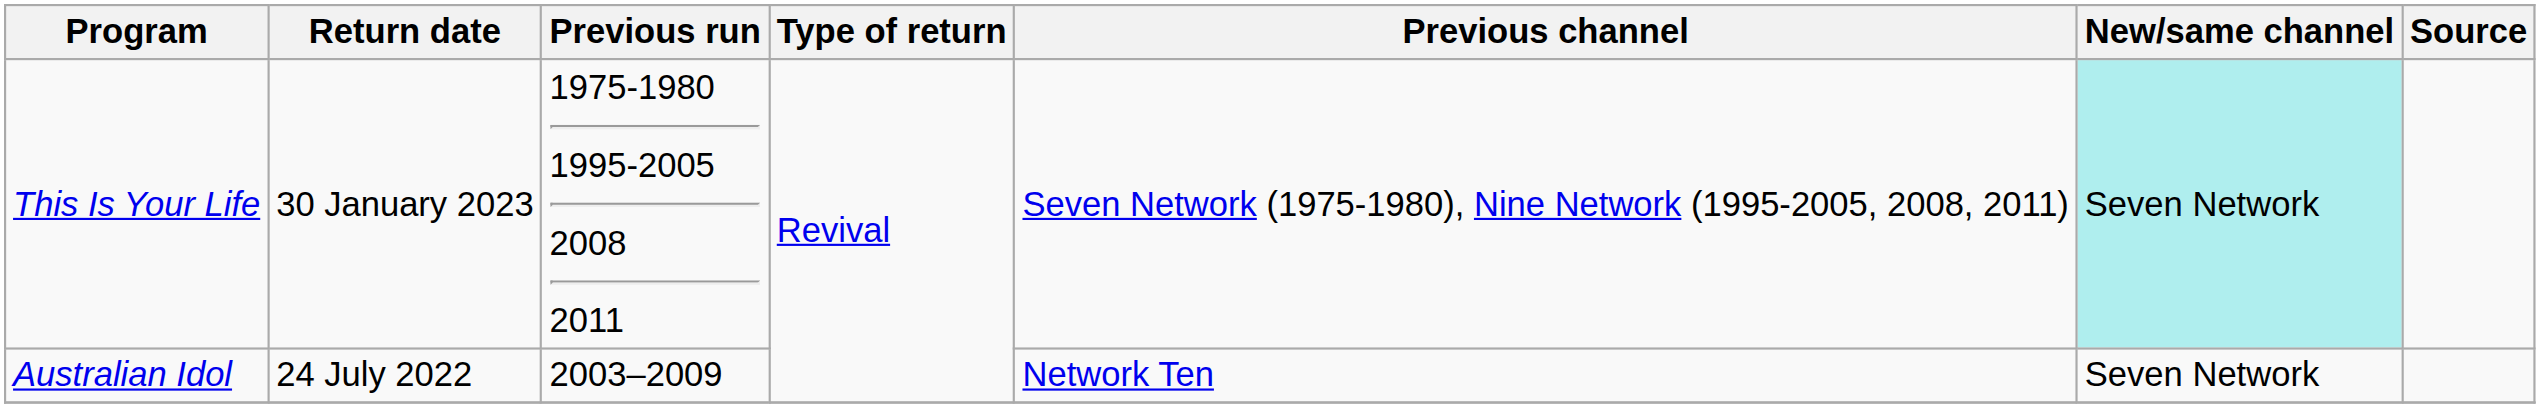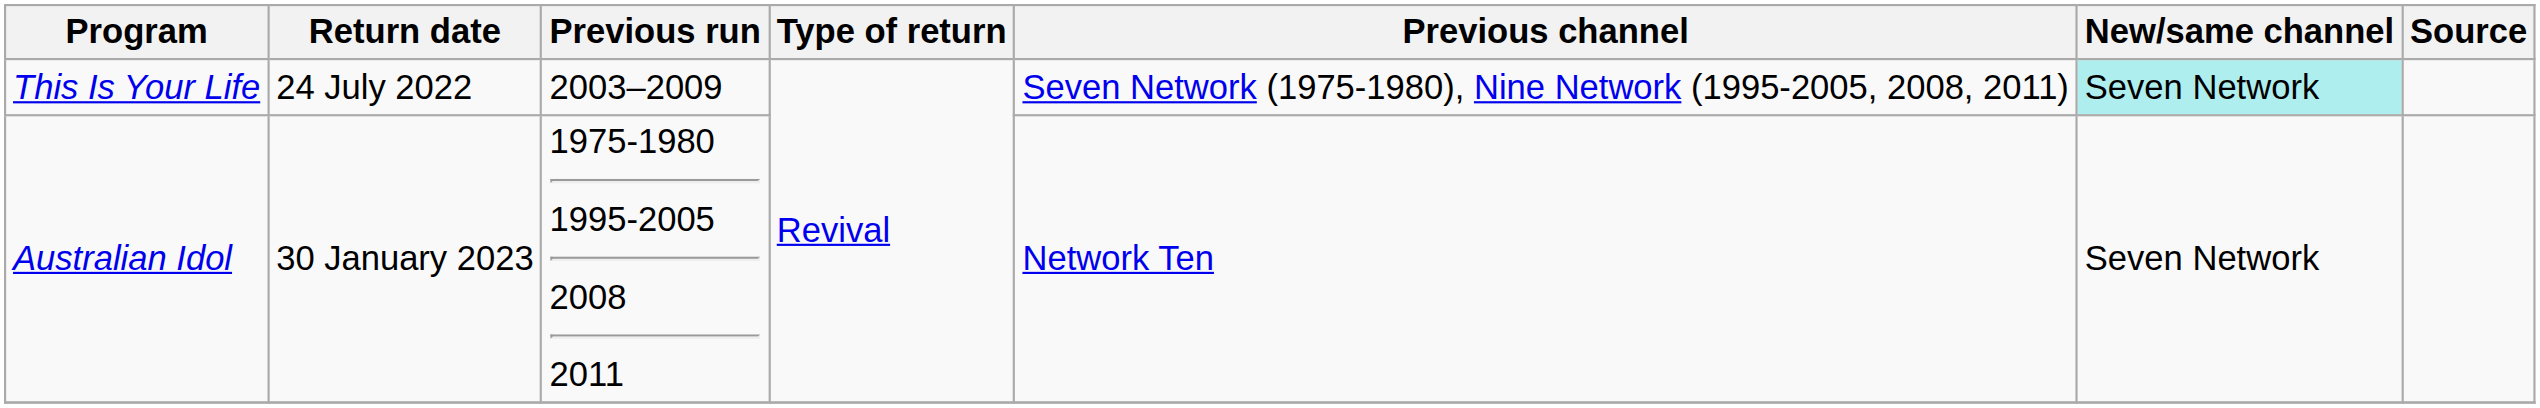(405, 203) 30 January 2023 -> (374, 86) 24 July 2022
(655, 203) 1975-1980 1995-2005 2008 2011 -> (636, 86) 2003–2009
(374, 374) 24 July 2022 -> (405, 258) 30 January 2023
(636, 374) 2003–2009 -> (655, 258) 1975-1980 1995-2005 2008 2011
